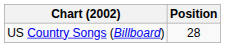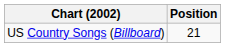(194, 33) 28 -> (194, 33) 21
